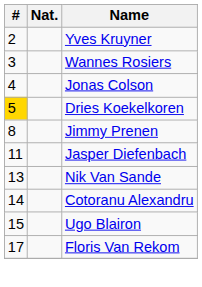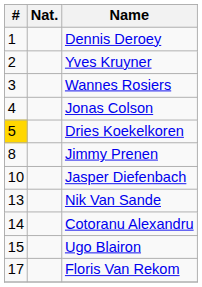+ row: (113, 39)
(15, 154) 11 -> (16, 177) 10
